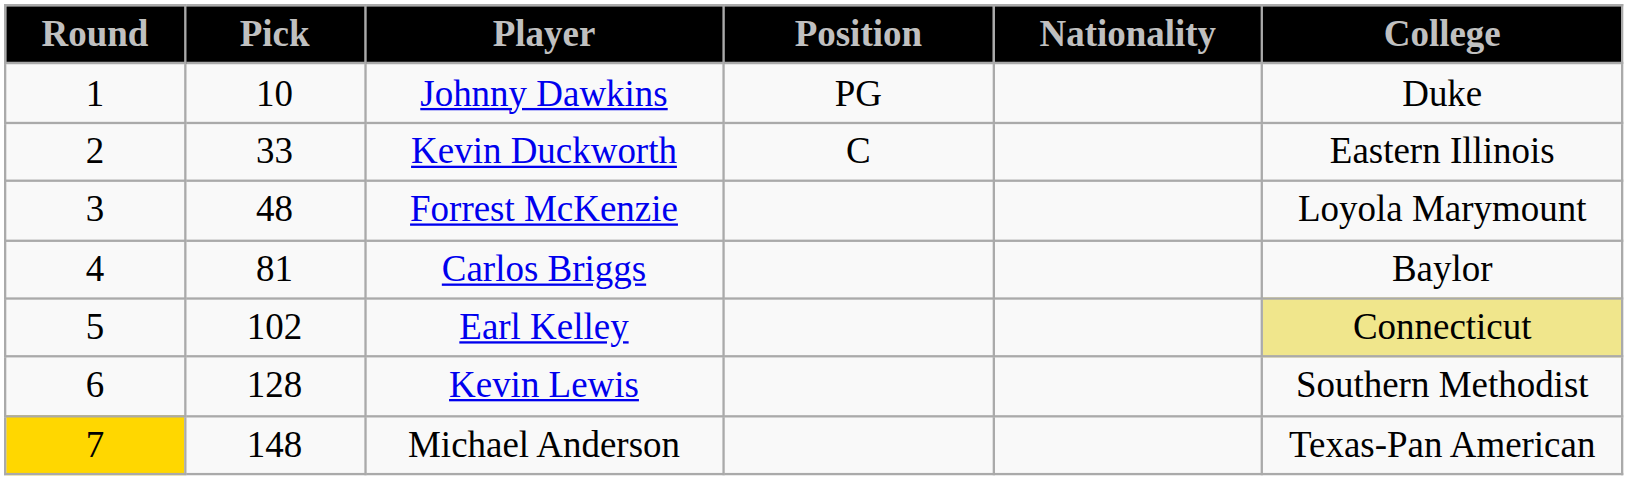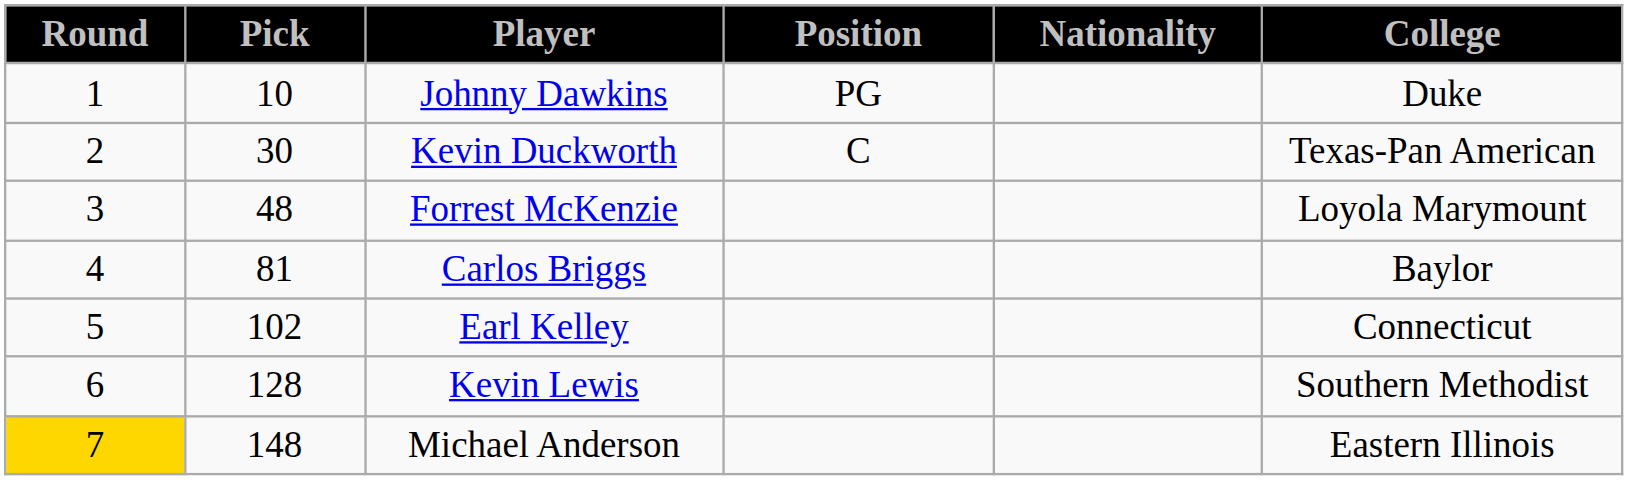(275, 151) 33 -> (275, 151) 30
(1442, 151) Eastern Illinois -> (1442, 151) Texas-Pan American
(1442, 326) khaki background -> (1442, 326) no background
(1442, 444) Texas-Pan American -> (1442, 444) Eastern Illinois
